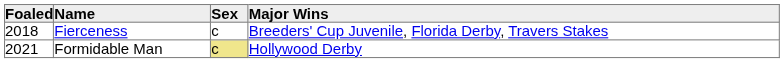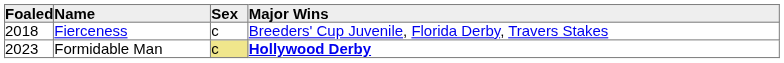(22, 49) 2021 -> (22, 49) 2023
(305, 49) normal -> (310, 49) bold
